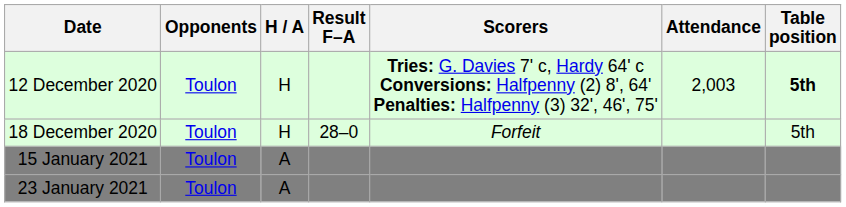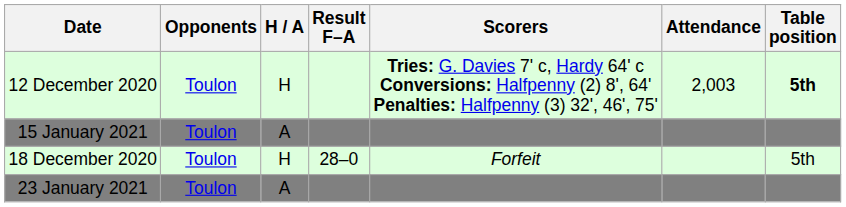rows swapped: (83, 132) <-> (83, 160)
